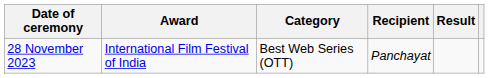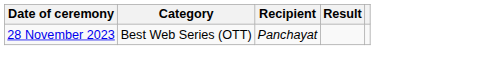- column: (179, 21)
